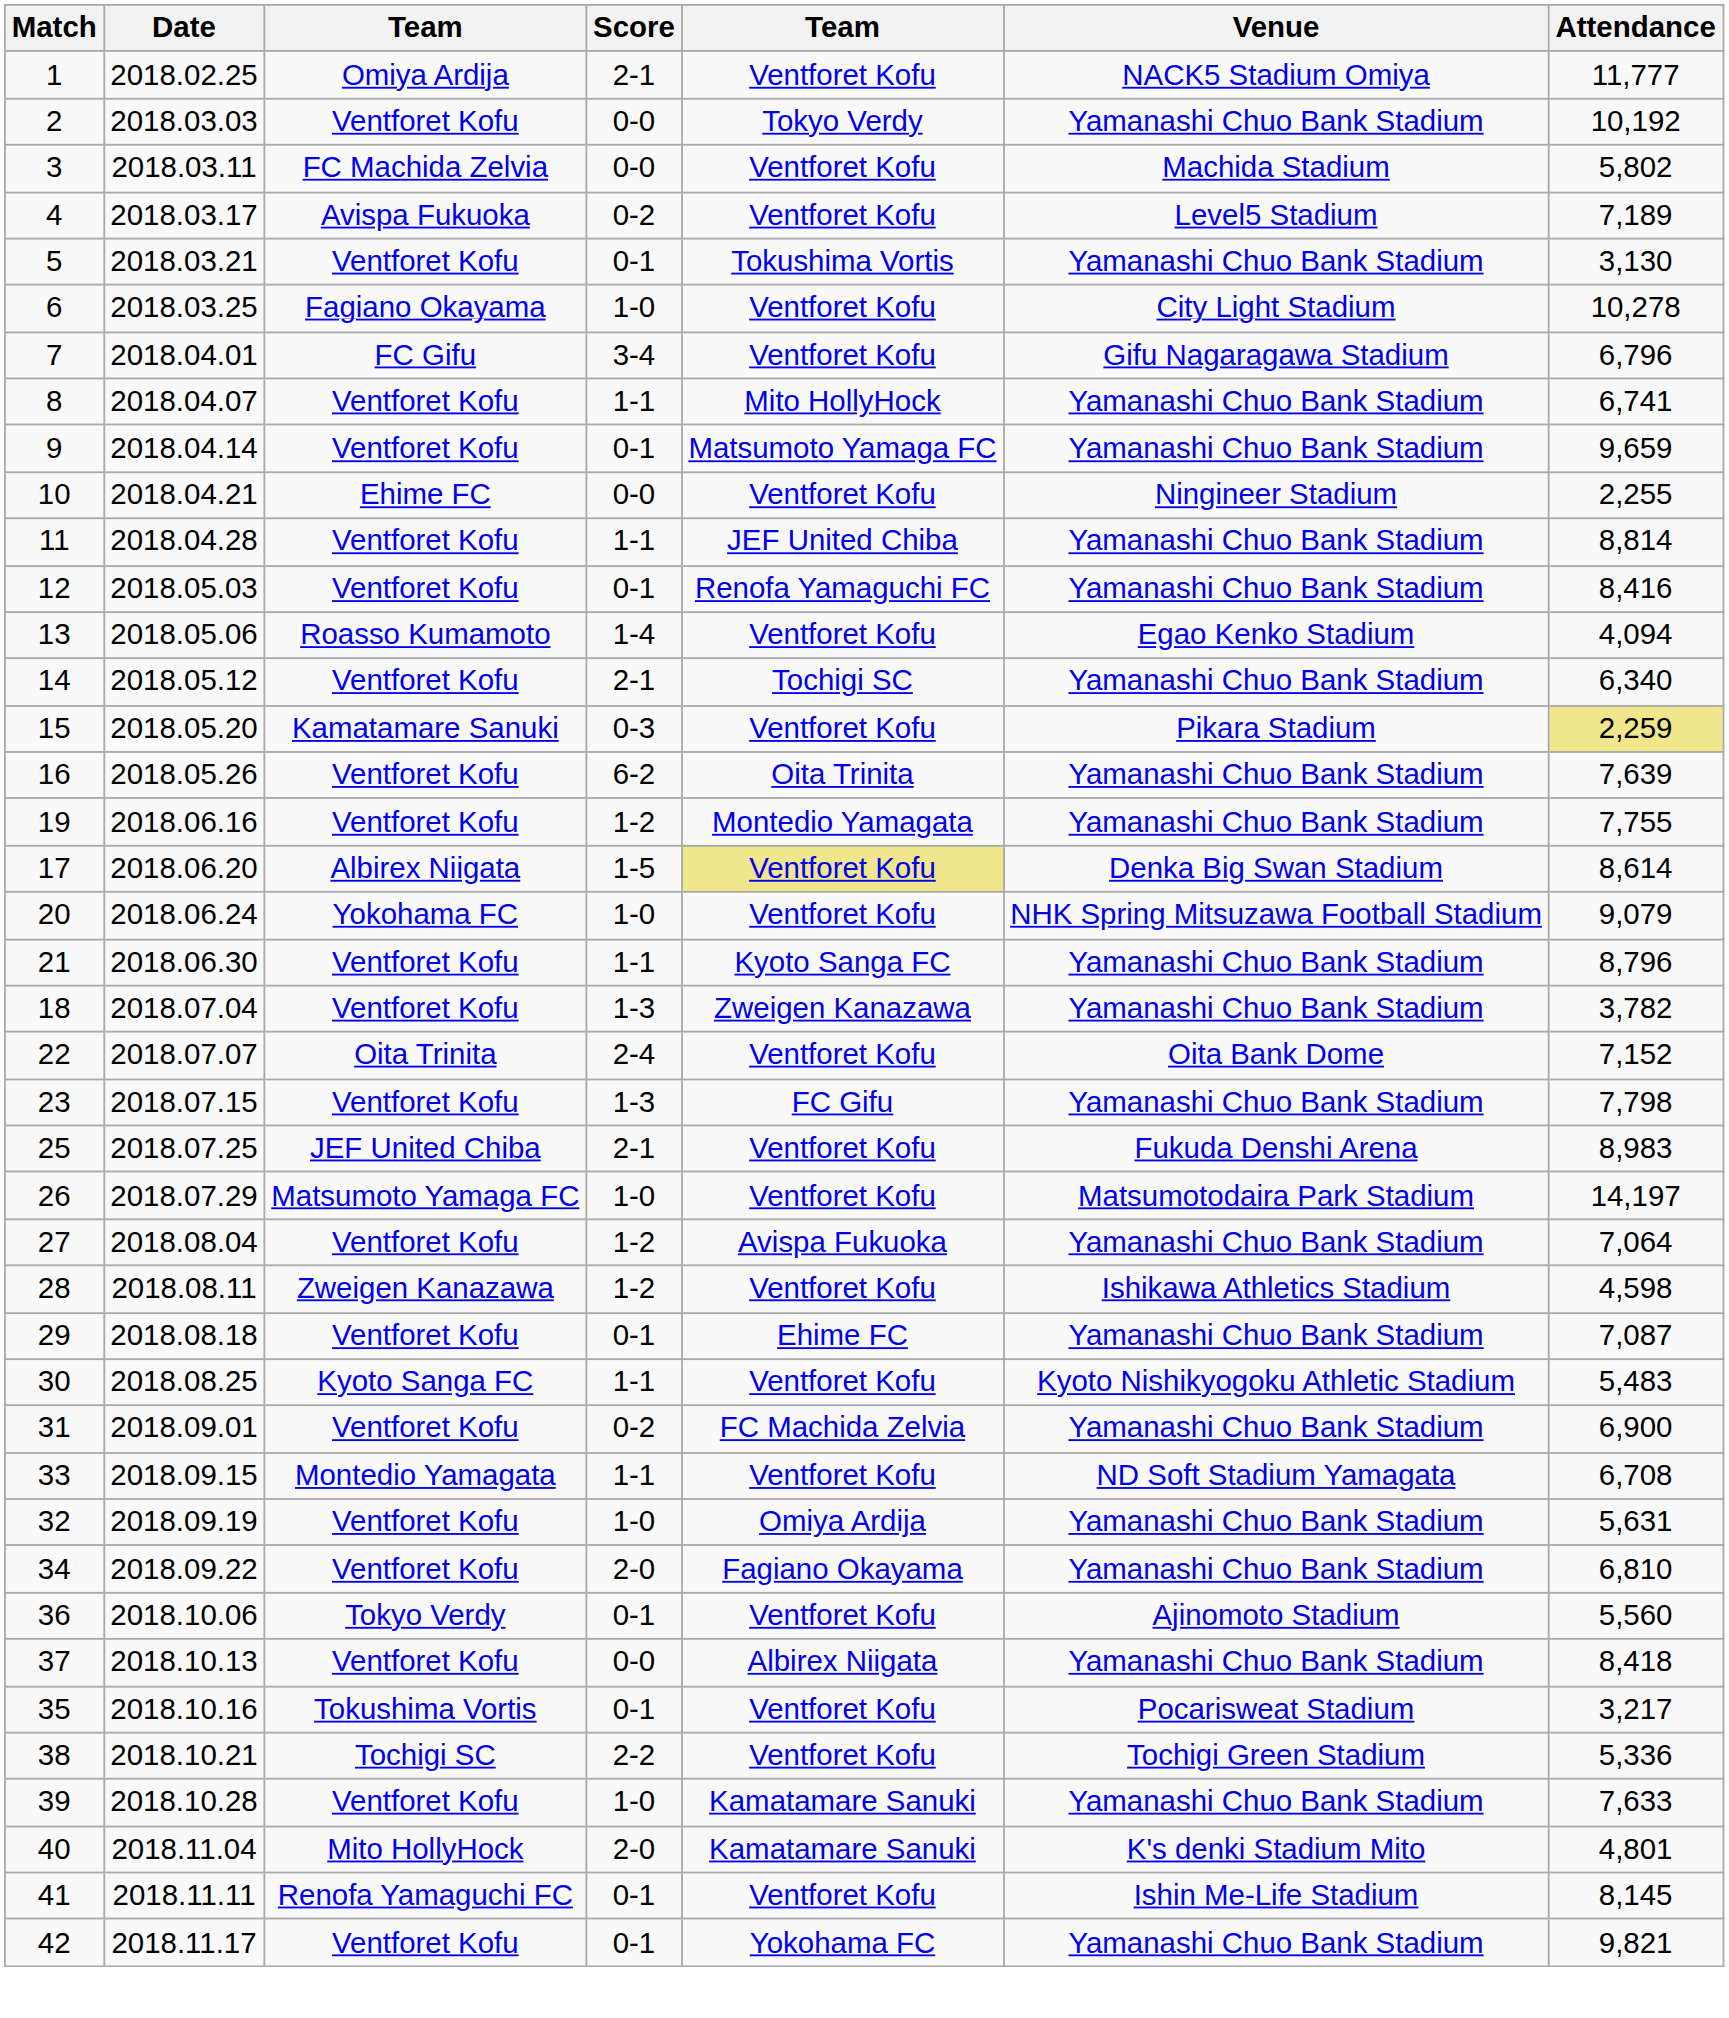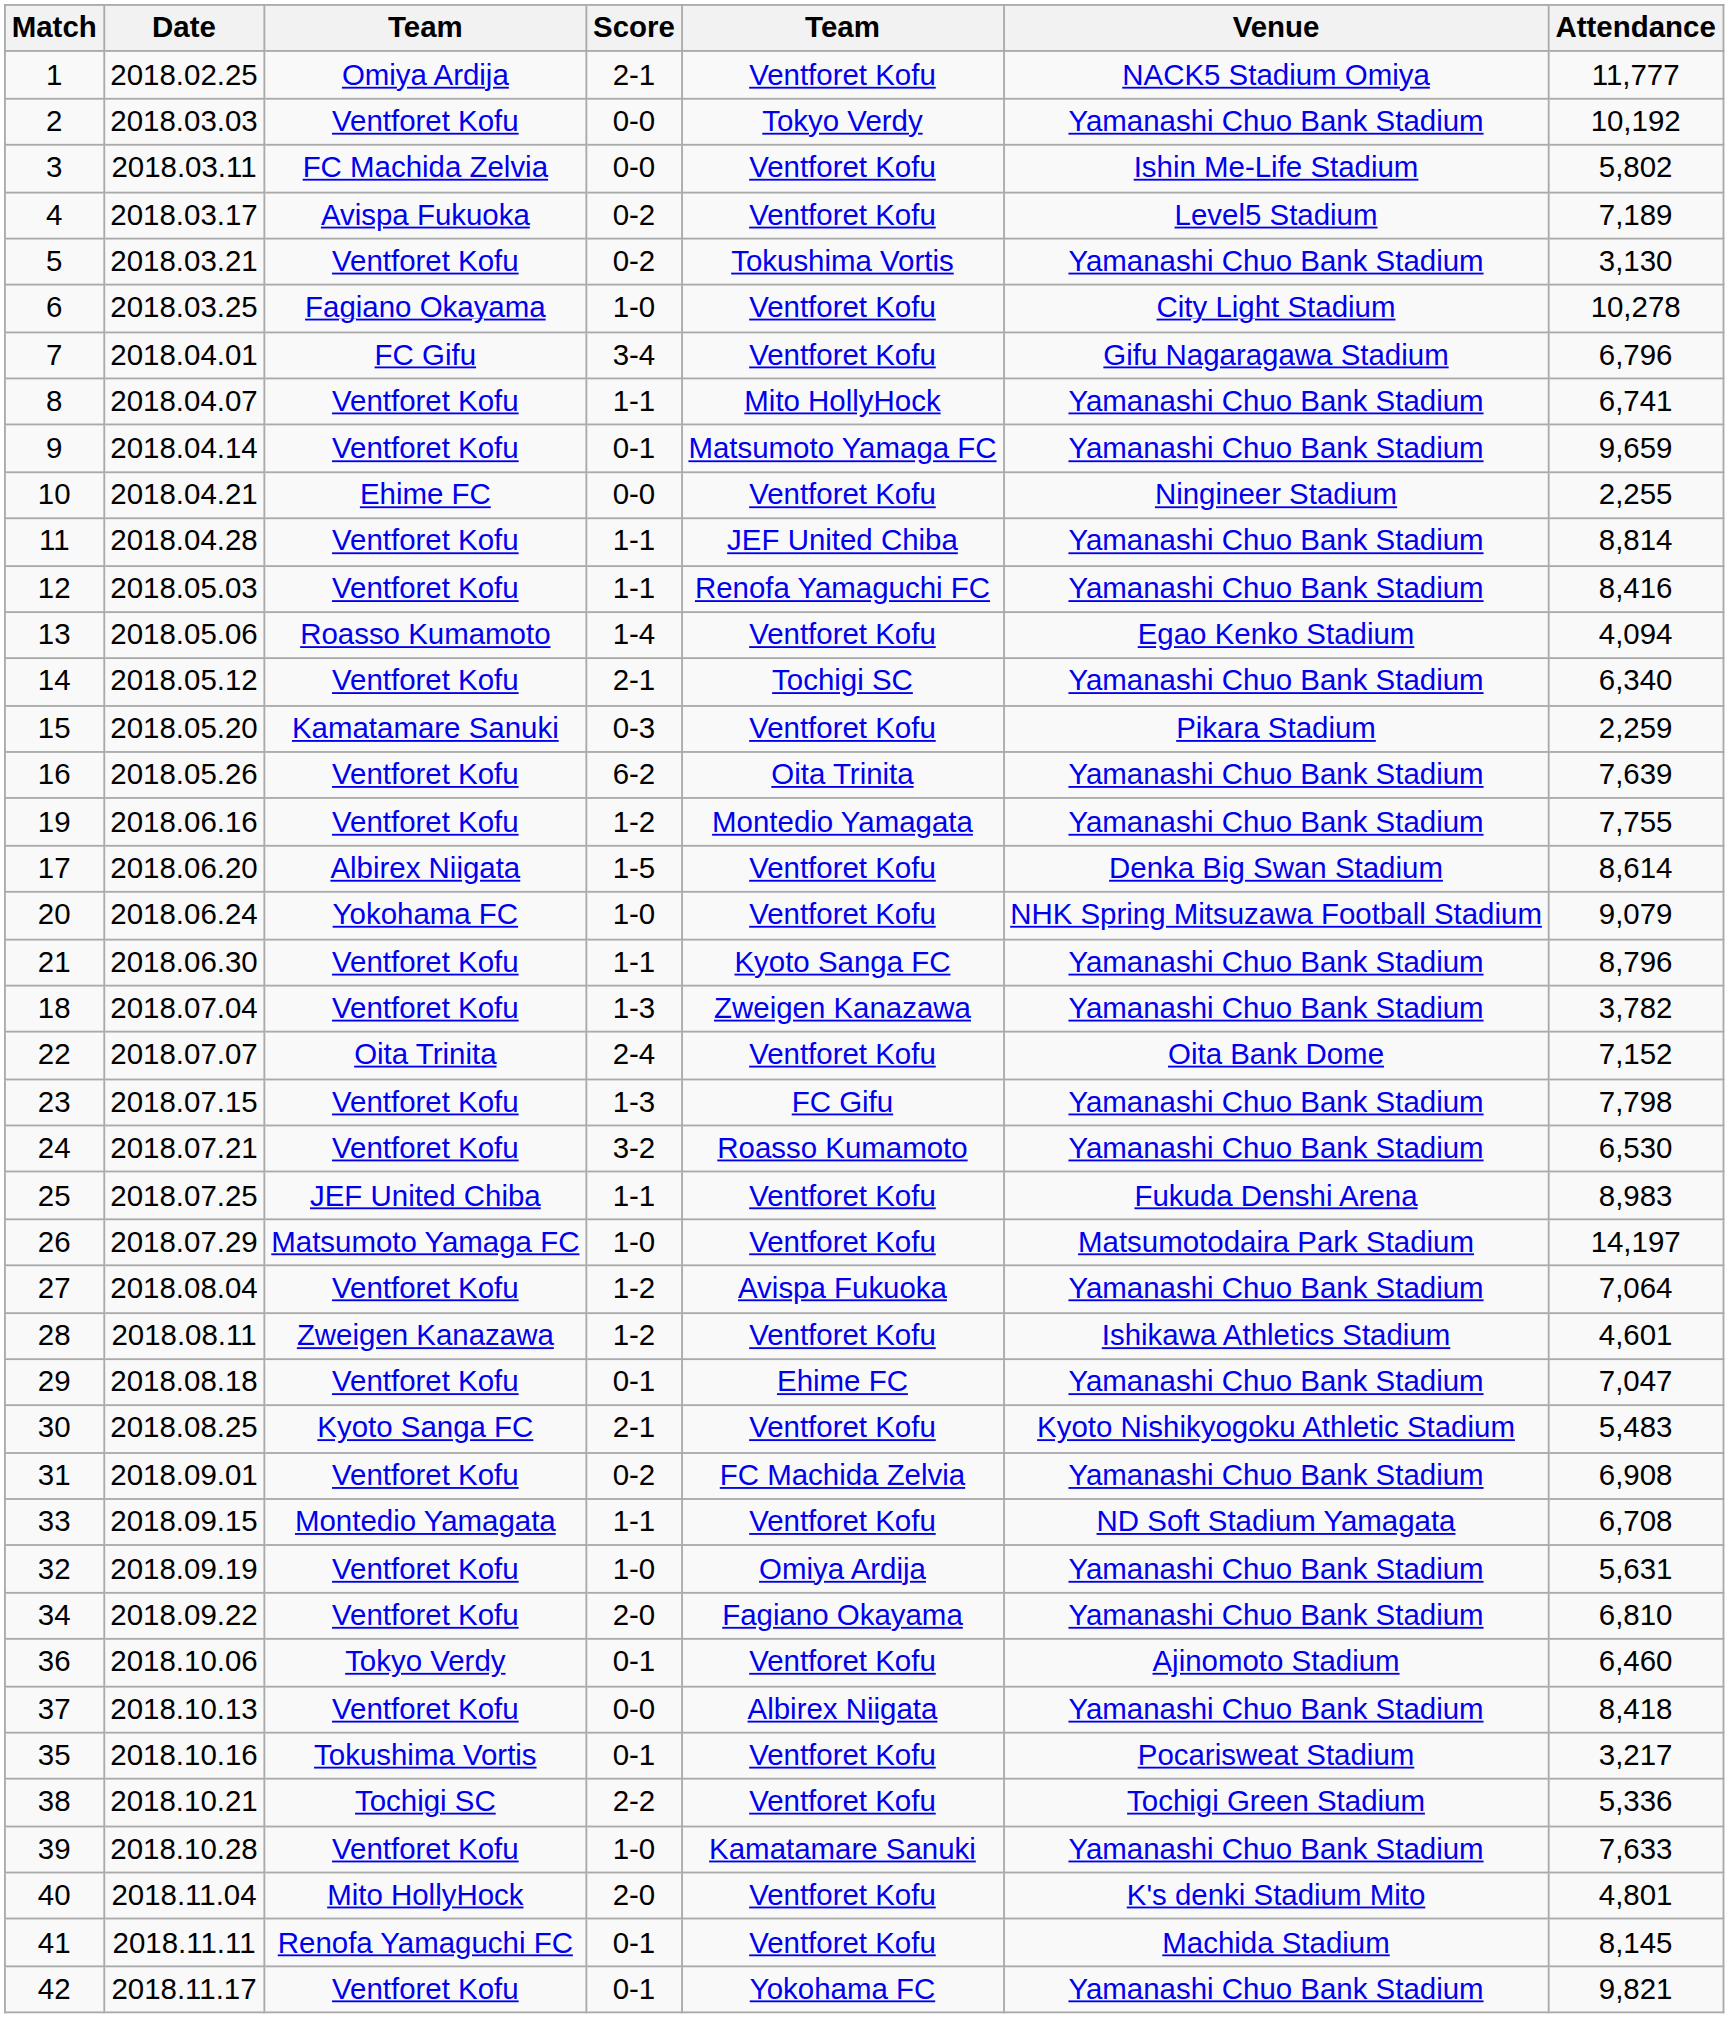(1276, 167) Machida Stadium -> (1276, 167) Ishin Me-Life Stadium
(634, 261) 0-1 -> (634, 261) 0-2
(634, 588) 0-1 -> (634, 588) 1-1
(1636, 728) khaki background -> (1636, 728) no background
(842, 868) khaki background -> (842, 868) no background
+ row: (54, 1148)
(634, 1148) 2-1 -> (634, 1195) 1-1
(1636, 1288) 4,598 -> (1636, 1335) 4,601
(1636, 1335) 7,087 -> (1636, 1381) 7,047
(634, 1381) 1-1 -> (634, 1428) 2-1
(1636, 1428) 6,900 -> (1636, 1475) 6,908
(1636, 1615) 5,560 -> (1636, 1661) 6,460
(842, 1848) Kamatamare Sanuki -> (842, 1895) Ventforet Kofu
(1276, 1895) Ishin Me-Life Stadium -> (1276, 1942) Machida Stadium
